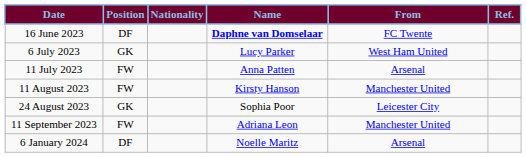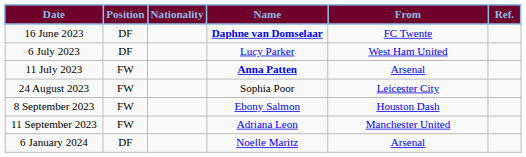(125, 52) GK -> (125, 52) DF
(267, 70) normal -> (267, 70) bold
- row: (54, 88)
(125, 107) GK -> (125, 88) FW
+ row: (54, 107)
